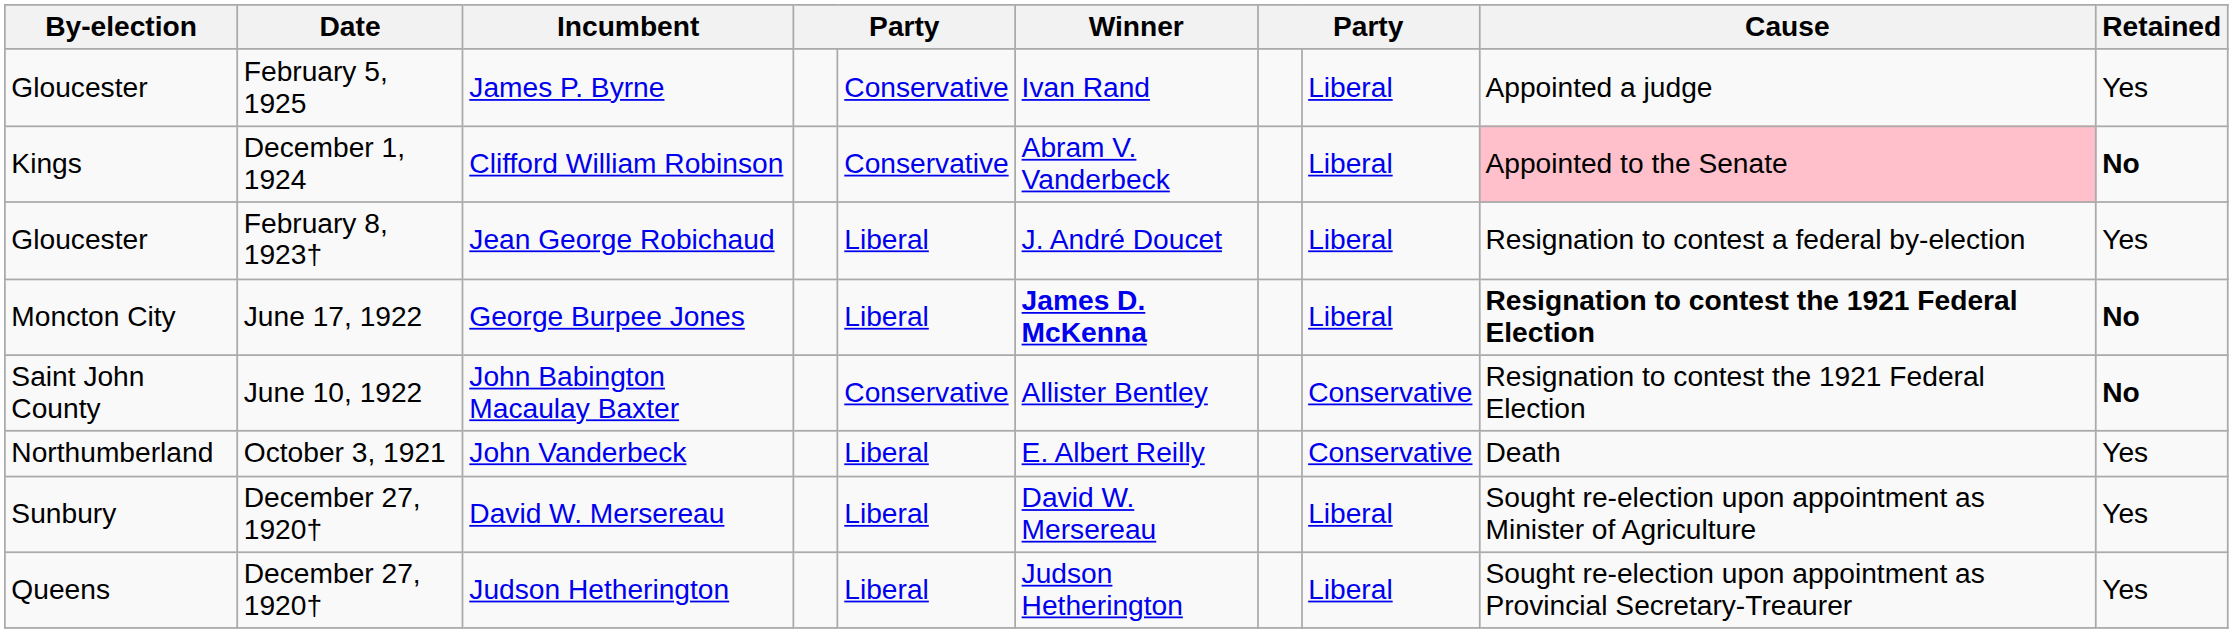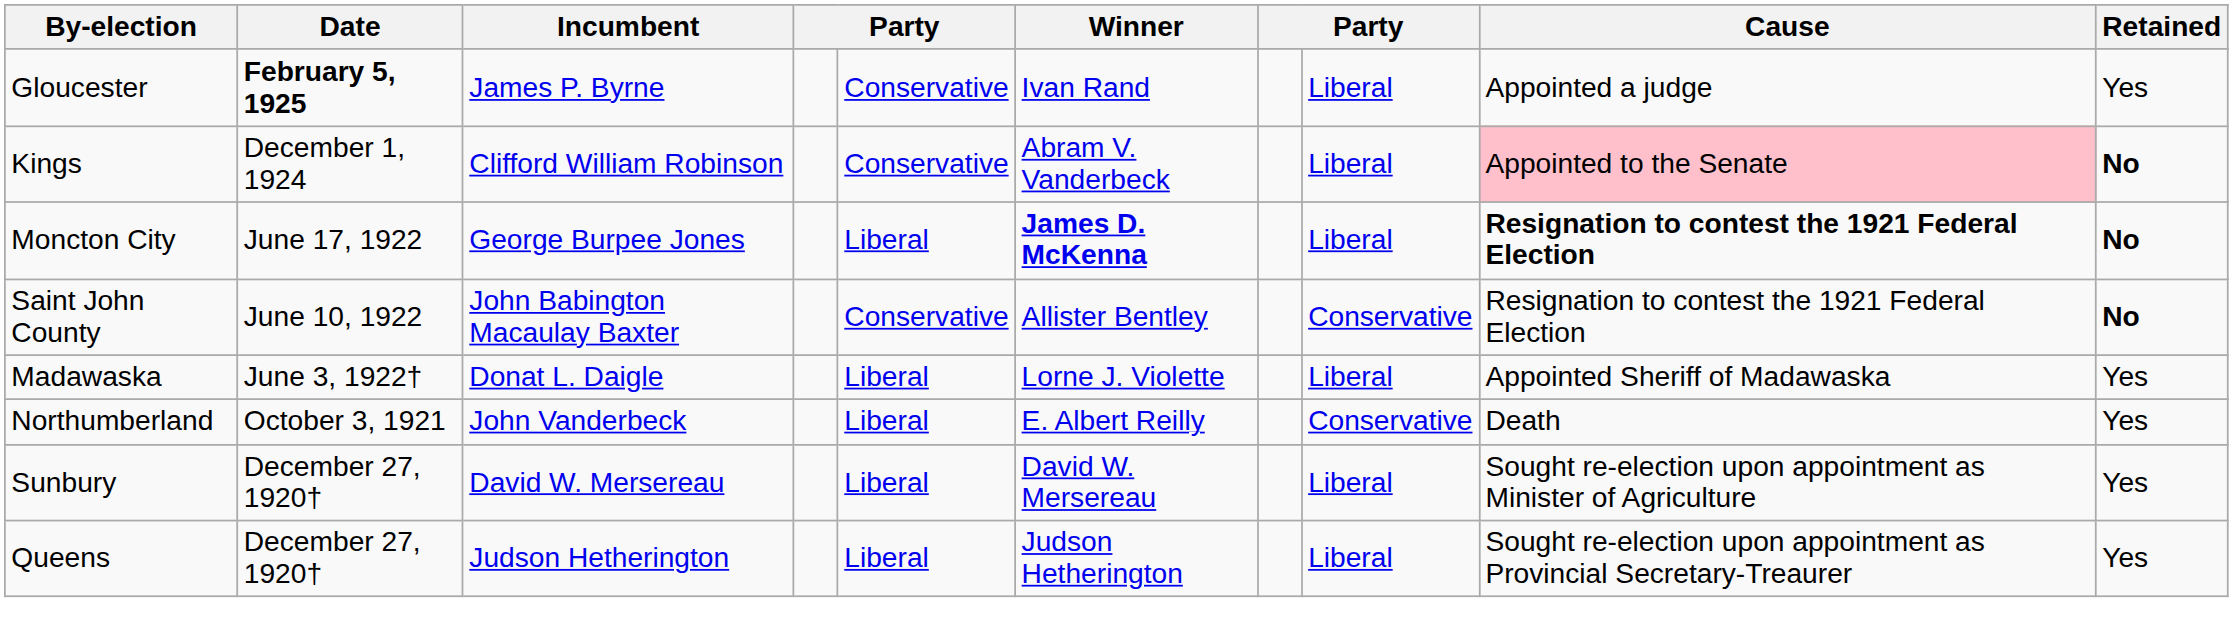(316, 87) normal -> (320, 87) bold
- row: (622, 240)
+ row: (566, 376)
